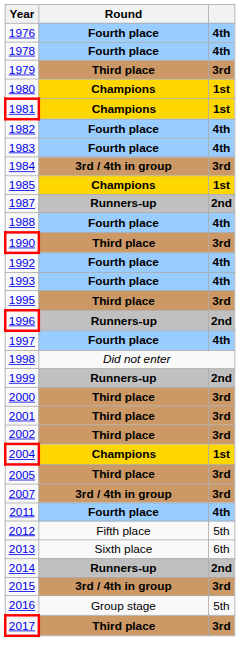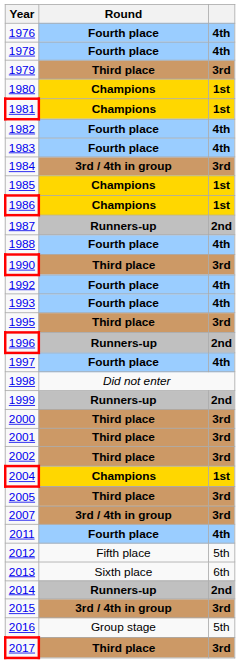+ row: (22, 206)
